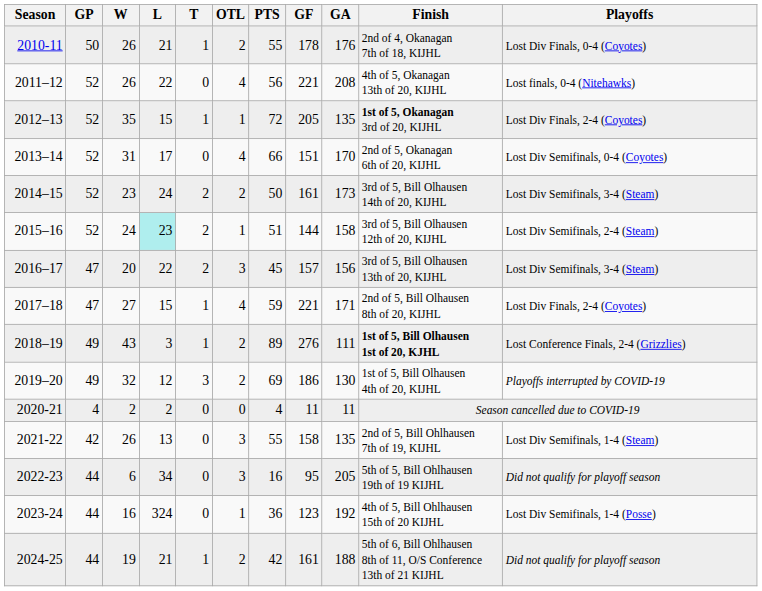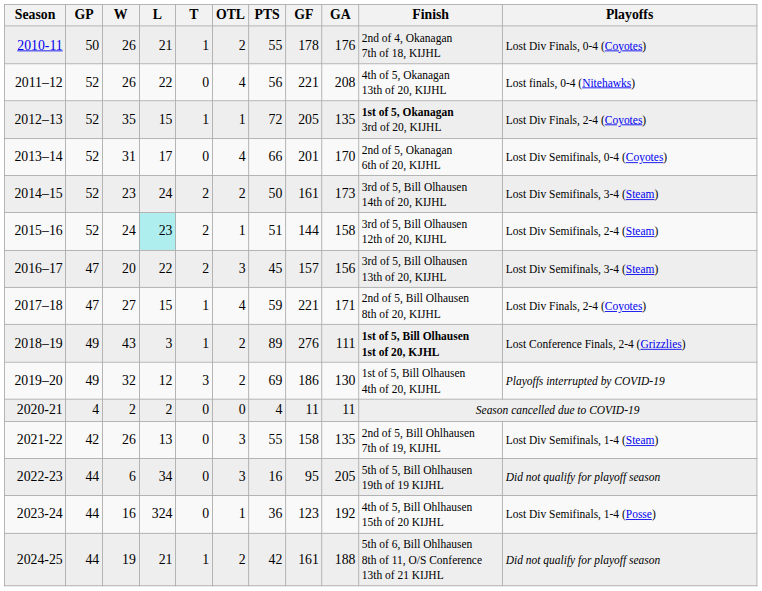(309, 156) 151 -> (309, 156) 201
